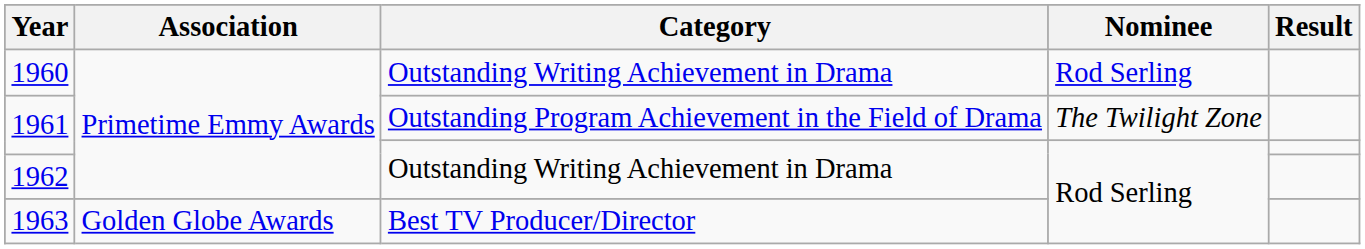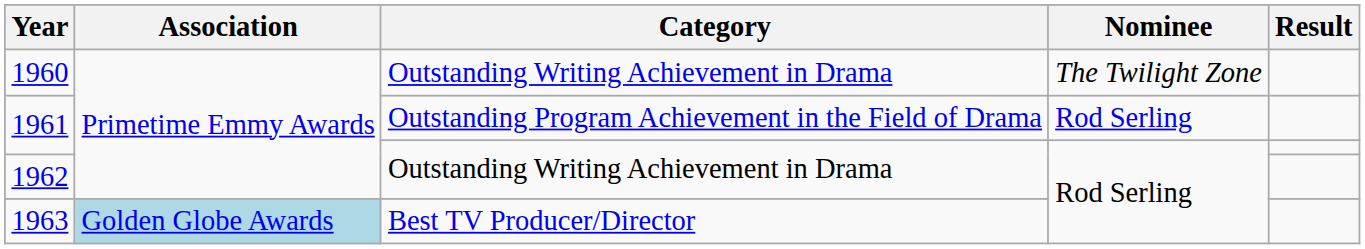(1124, 72) Rod Serling -> (1159, 72) The Twilight Zone
(1159, 117) The Twilight Zone -> (1124, 117) Rod Serling
(208, 220) no background -> (208, 220) lightblue background
